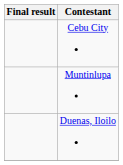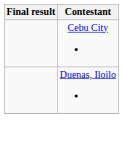- row: (88, 85)
